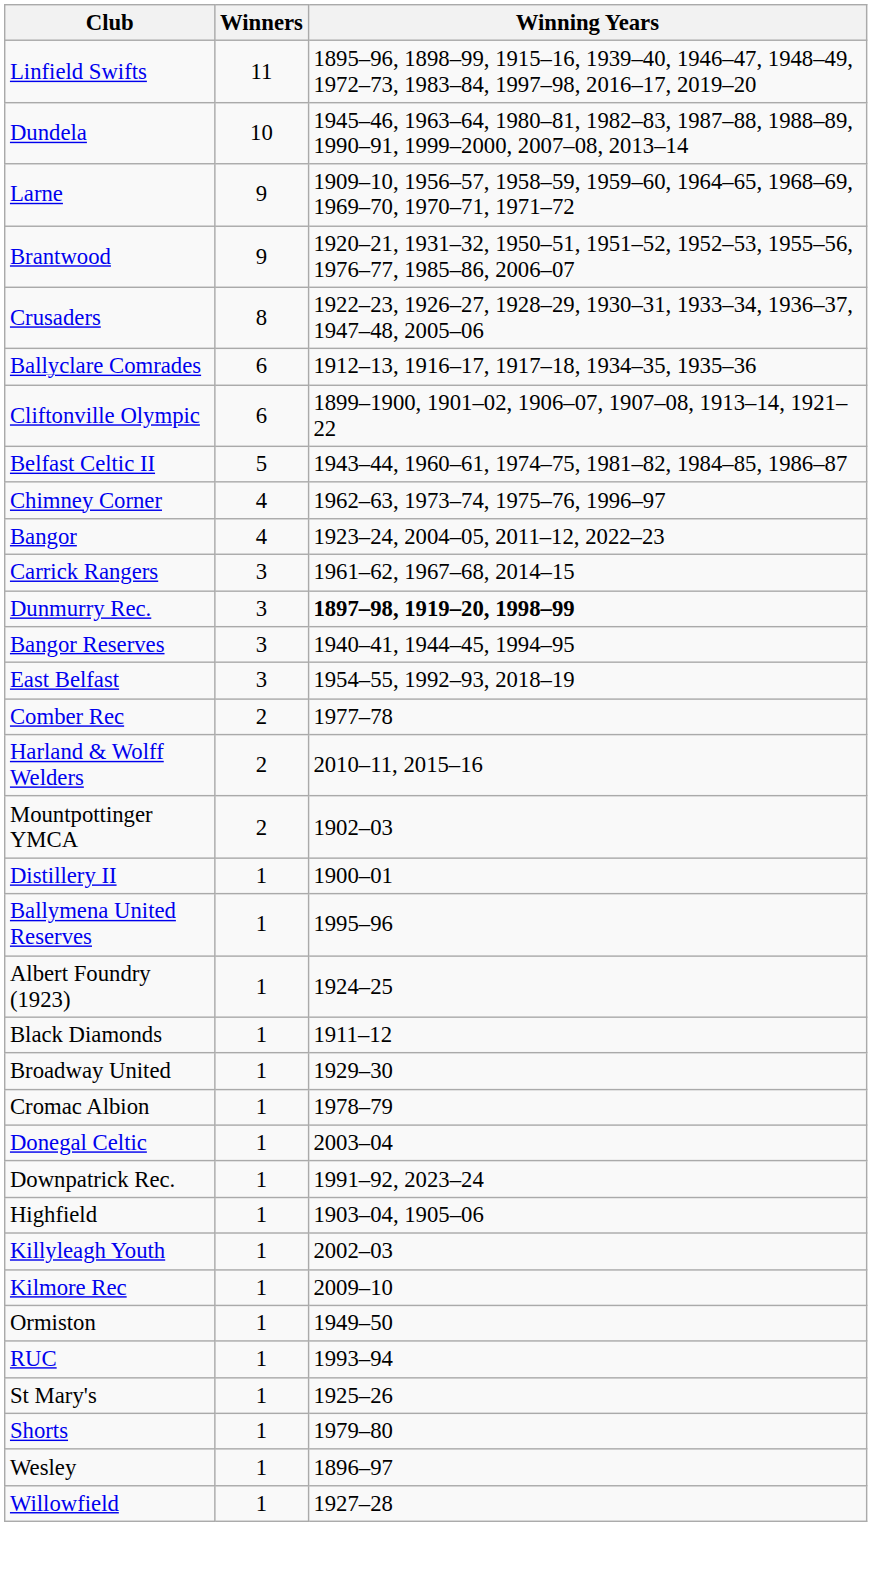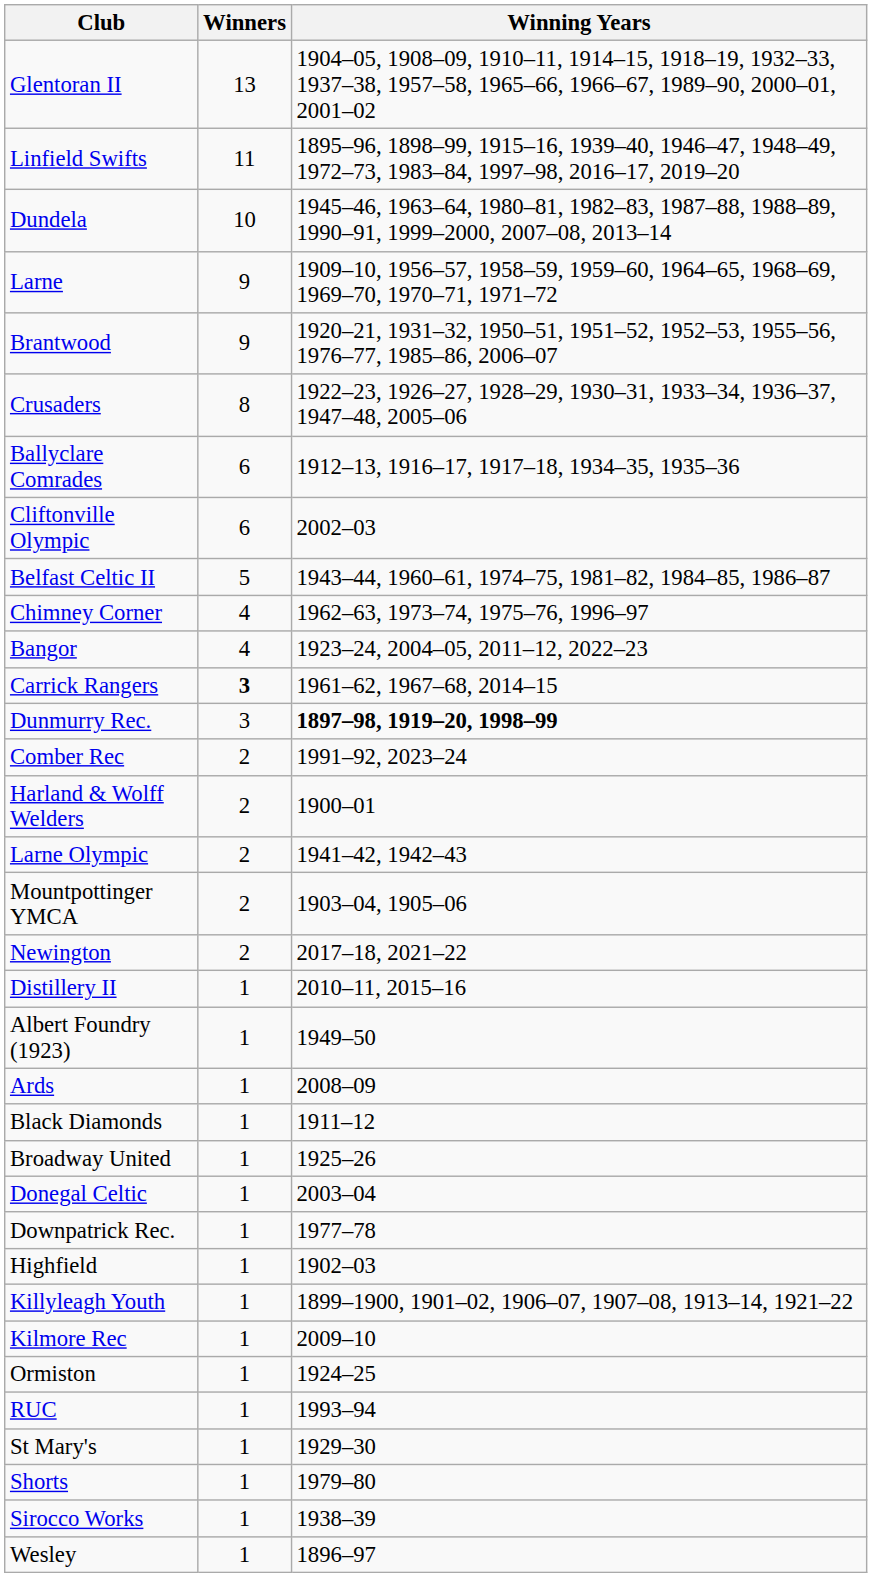+ row: (66, 84)
(580, 415) 1899–1900, 1901–02, 1906–07, 1907–08, 1913–14, 1921–22 -> (336, 528) 2002–03
(261, 572) normal -> (245, 684) bold
- row: (87, 644)
- row: (65, 680)
(353, 716) 1977–78 -> (382, 757) 1991–92, 2023–24
(398, 765) 2010–11, 2015–16 -> (336, 805) 1900–01
+ row: (79, 854)
(353, 826) 1902–03 -> (382, 903) 1903–04, 1905–06
+ row: (60, 952)
(353, 875) 1900–01 -> (381, 988) 2010–11, 2015–16
- row: (93, 924)
(353, 985) 1924–25 -> (336, 1037) 1949–50
+ row: (32, 1085)
(353, 1070) 1929–30 -> (336, 1157) 1925–26
- row: (80, 1106)
(399, 1178) 1991–92, 2023–24 -> (336, 1230) 1977–78
(399, 1214) 1903–04, 1905–06 -> (336, 1266) 1902–03
(353, 1250) 2002–03 -> (575, 1302) 1899–1900, 1901–02, 1906–07, 1907–08, 1913–14, 1921–22
(353, 1323) 1949–50 -> (336, 1374) 1924–25
(353, 1395) 1925–26 -> (336, 1446) 1929–30
+ row: (77, 1518)
- row: (64, 1503)
